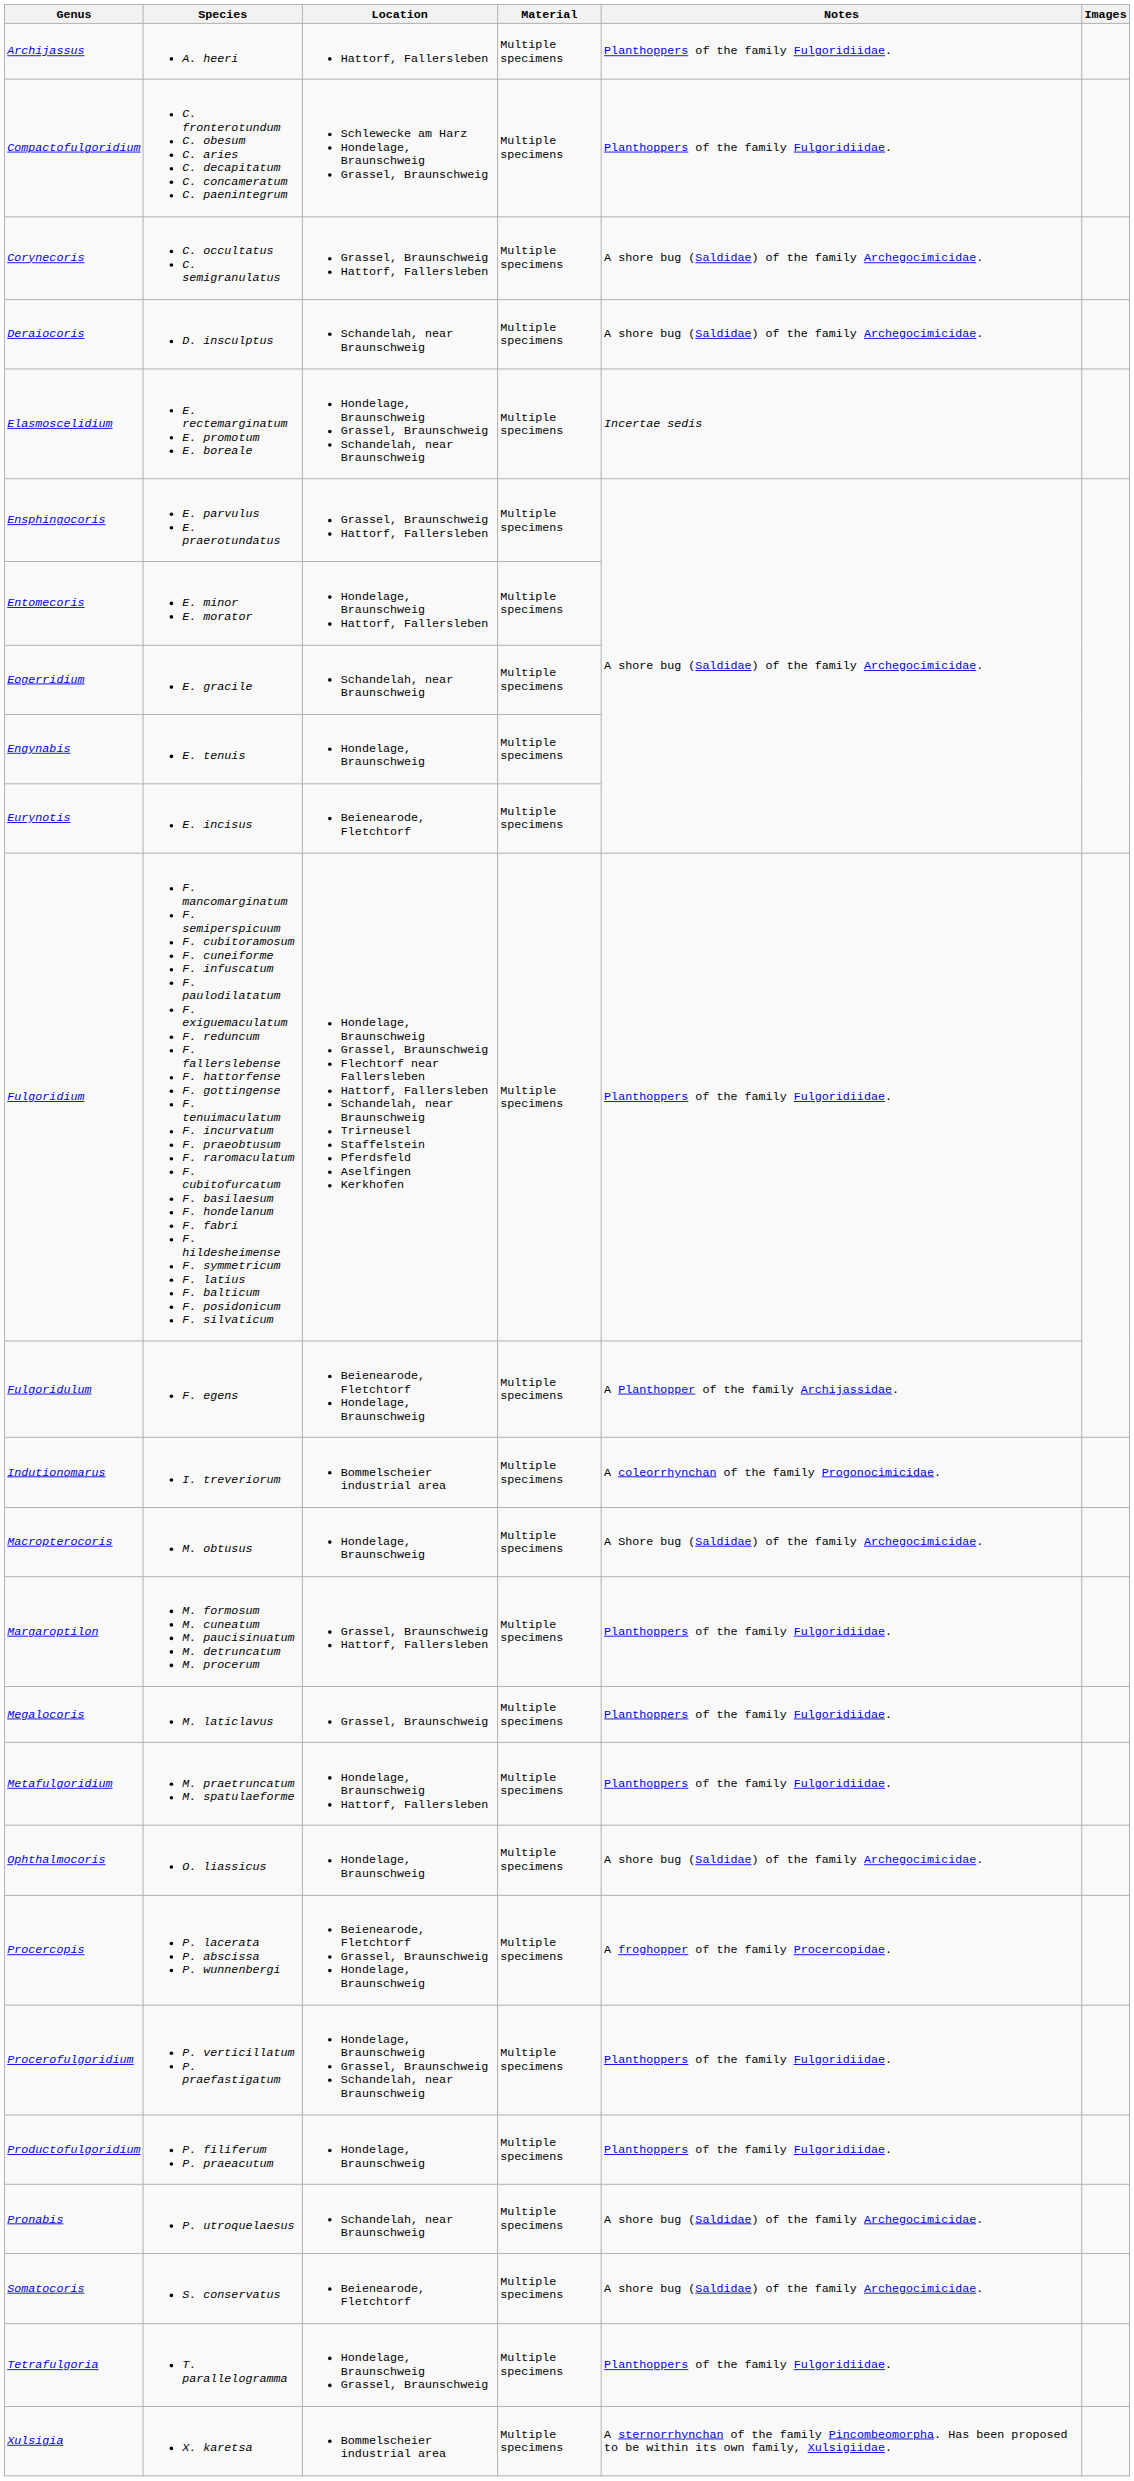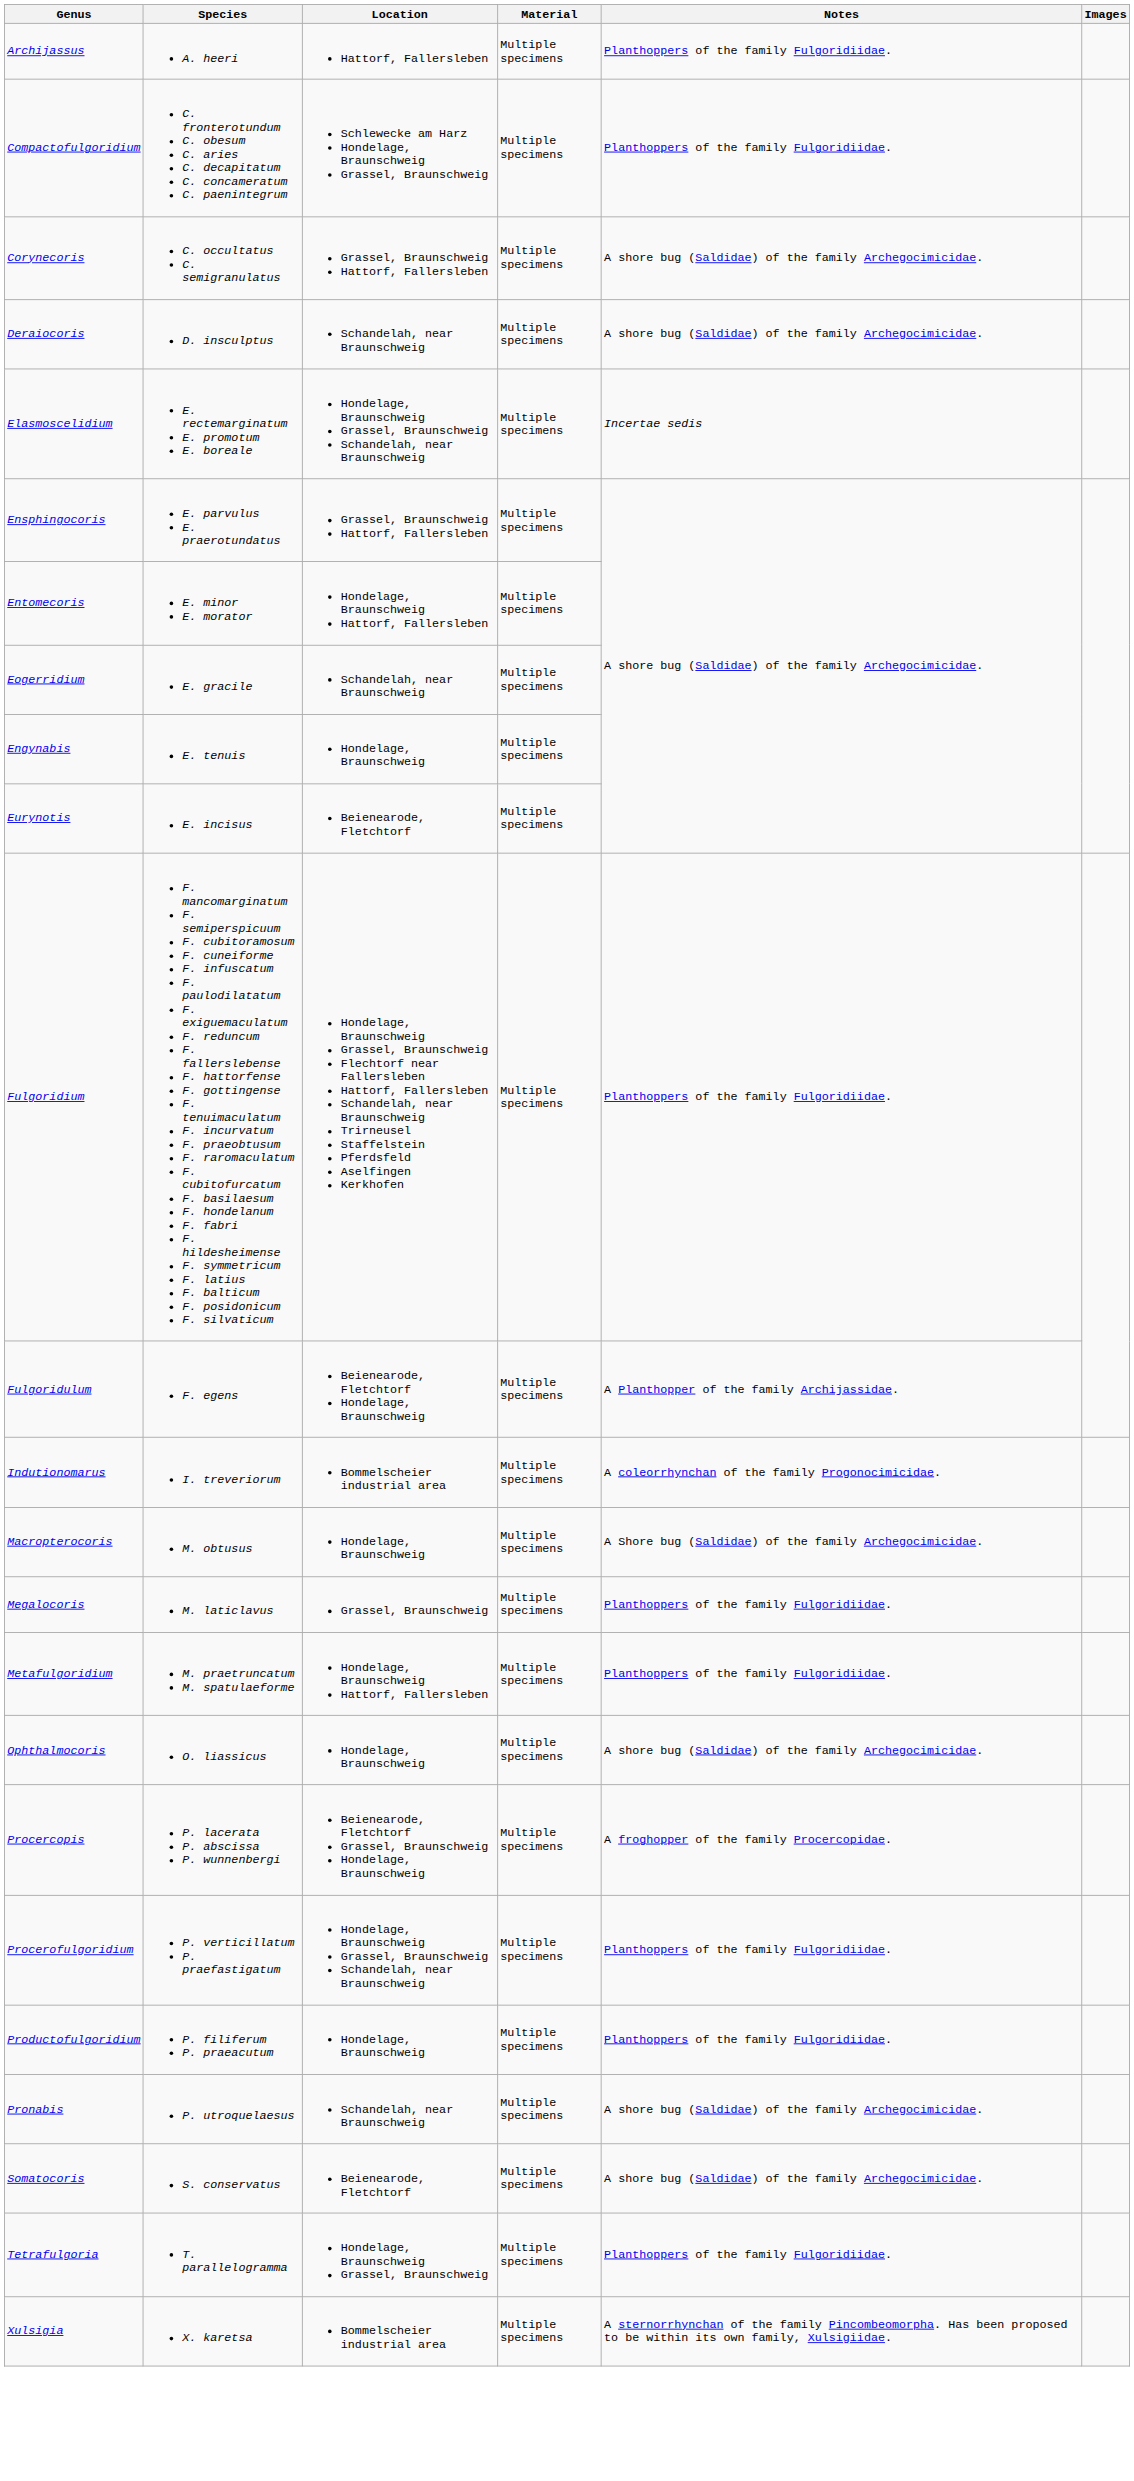- row: (53, 1632)
